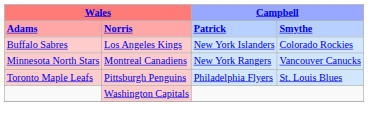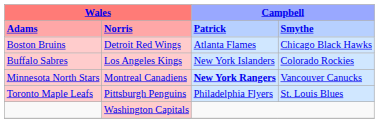+ row: (36, 45)
(232, 61) normal -> (235, 77) bold
